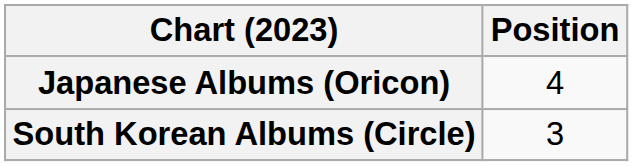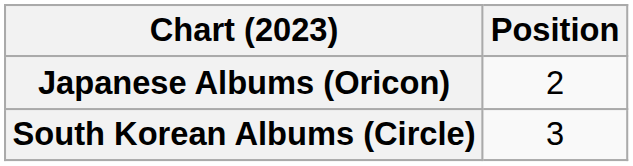(555, 82) 4 -> (555, 82) 2
